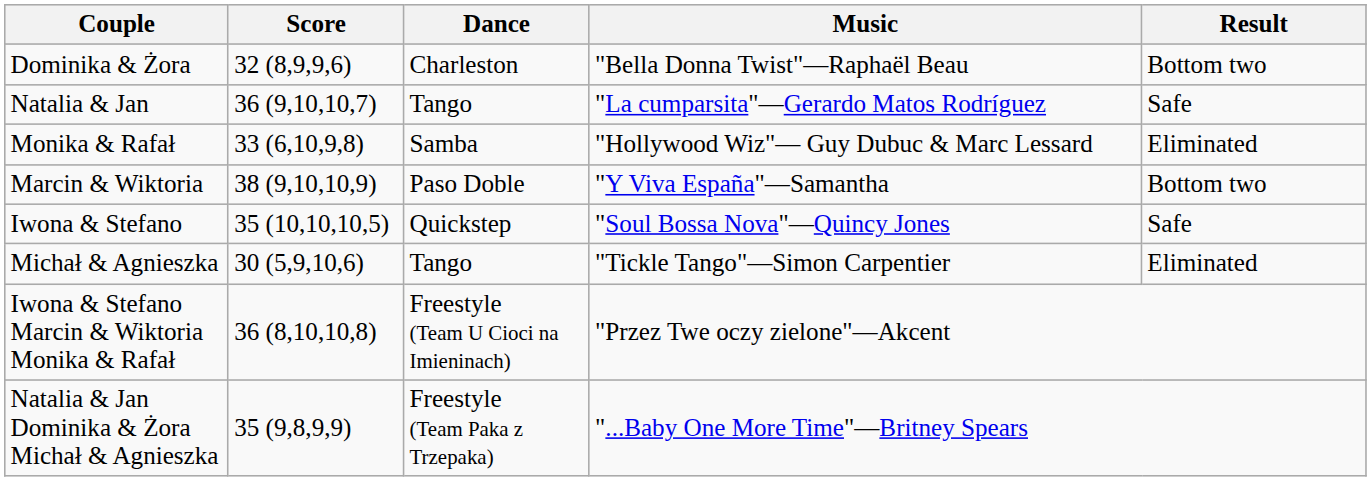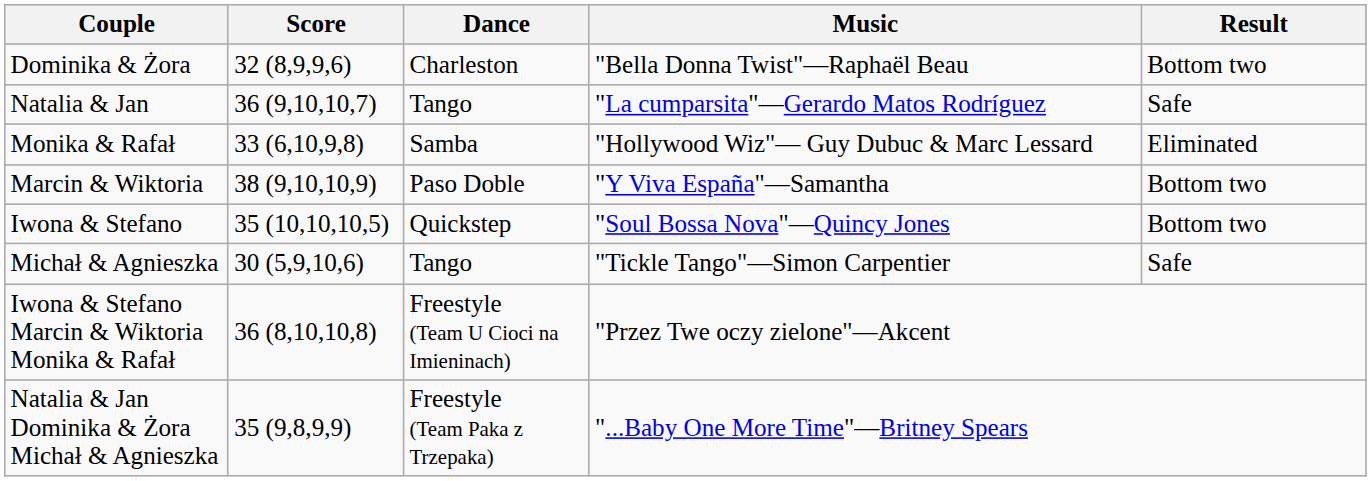(1170, 223) Safe -> (1207, 223) Bottom two
(1202, 263) Eliminated -> (1170, 263) Safe
